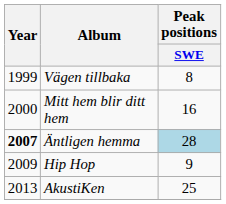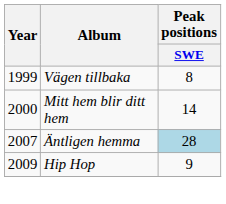(189, 109) 16 -> (189, 109) 14
(23, 141) bold -> (23, 141) normal
- row: (74, 187)
